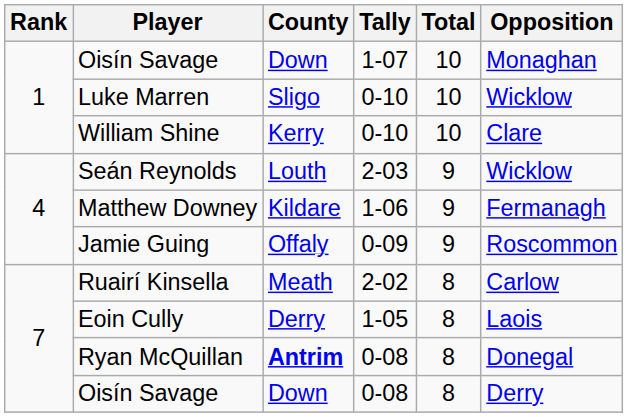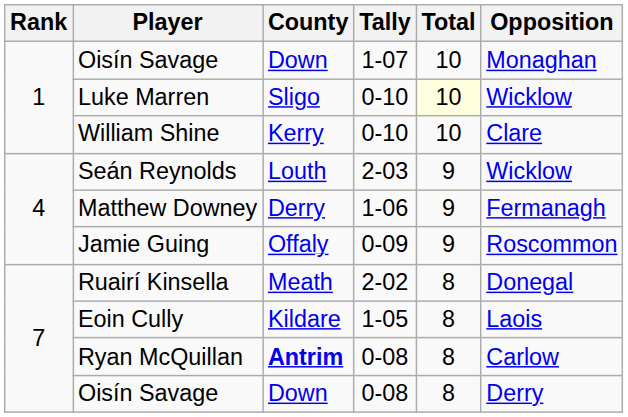(448, 97) no background -> (448, 97) lightyellow background
(304, 208) Kildare -> (296, 208) Derry
(523, 282) Carlow -> (530, 282) Donegal
(296, 319) Derry -> (304, 319) Kildare
(530, 356) Donegal -> (523, 356) Carlow
